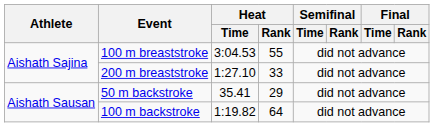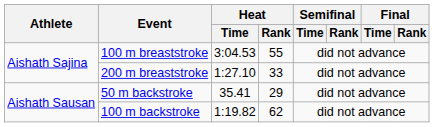(276, 113) 64 -> (276, 113) 62
